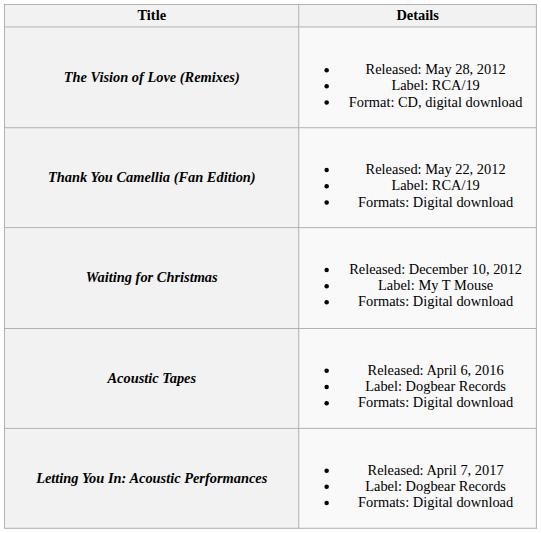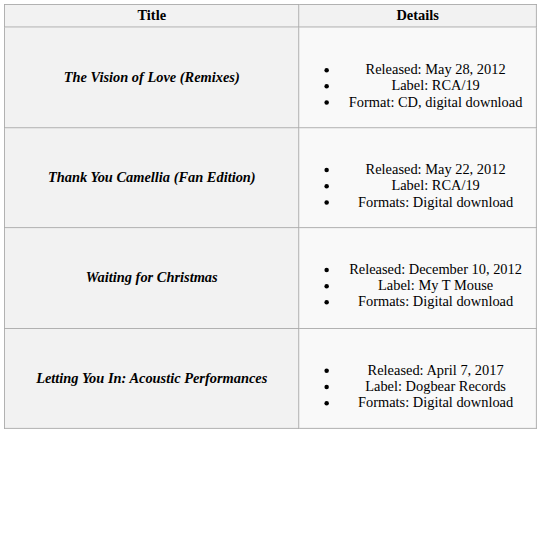- row: (152, 378)
